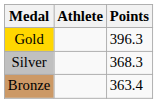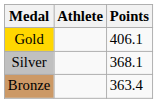(126, 39) 396.3 -> (126, 39) 406.1
(126, 62) 368.3 -> (126, 62) 368.1
